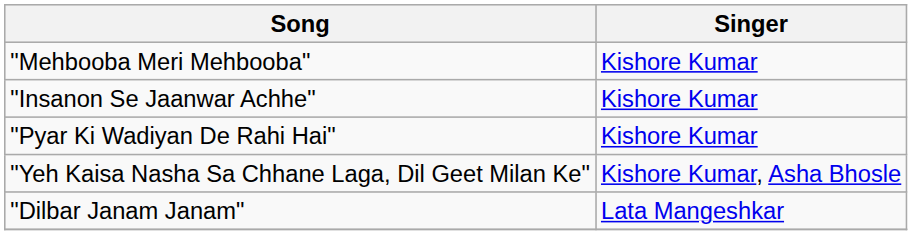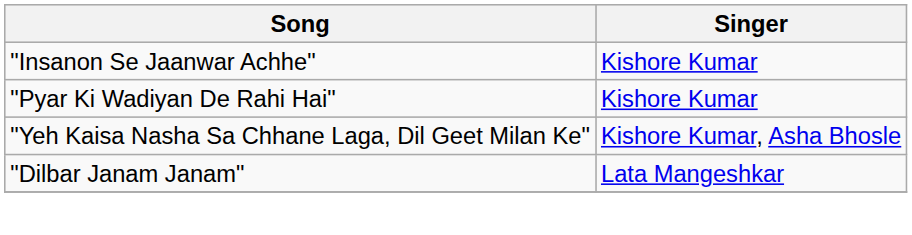- row: (160, 61)
